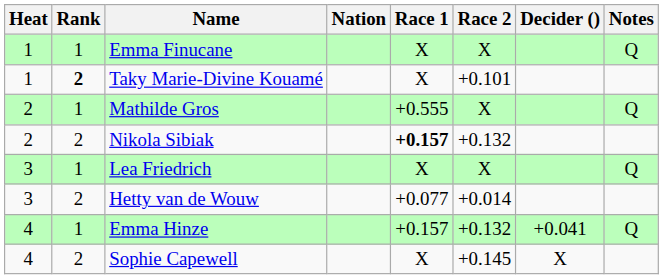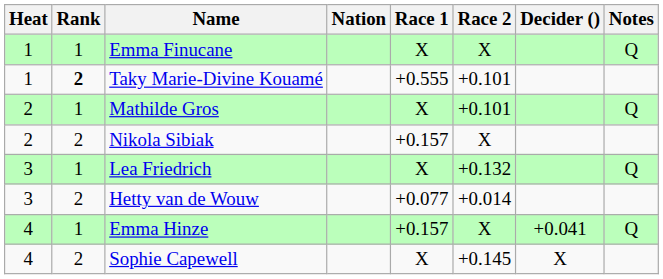(422, 79) X -> (422, 79) +0.555
(422, 109) +0.555 -> (422, 109) X
(485, 109) X -> (485, 109) +0.101
(422, 139) bold -> (422, 139) normal
(485, 139) +0.132 -> (485, 139) X
(485, 169) X -> (485, 169) +0.132
(485, 229) +0.132 -> (485, 229) X
